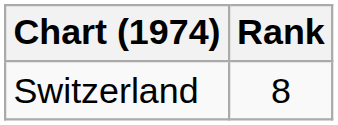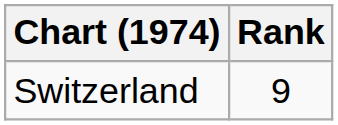(281, 89) 8 -> (281, 89) 9
